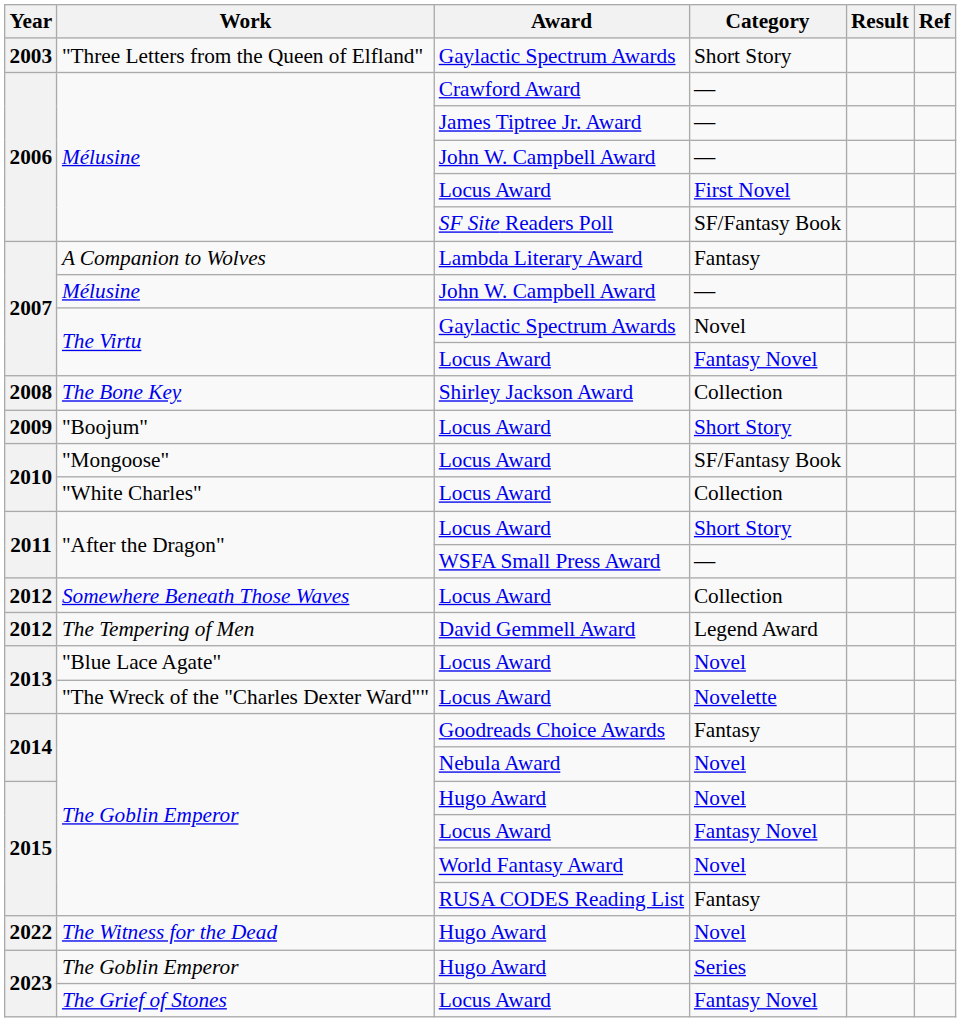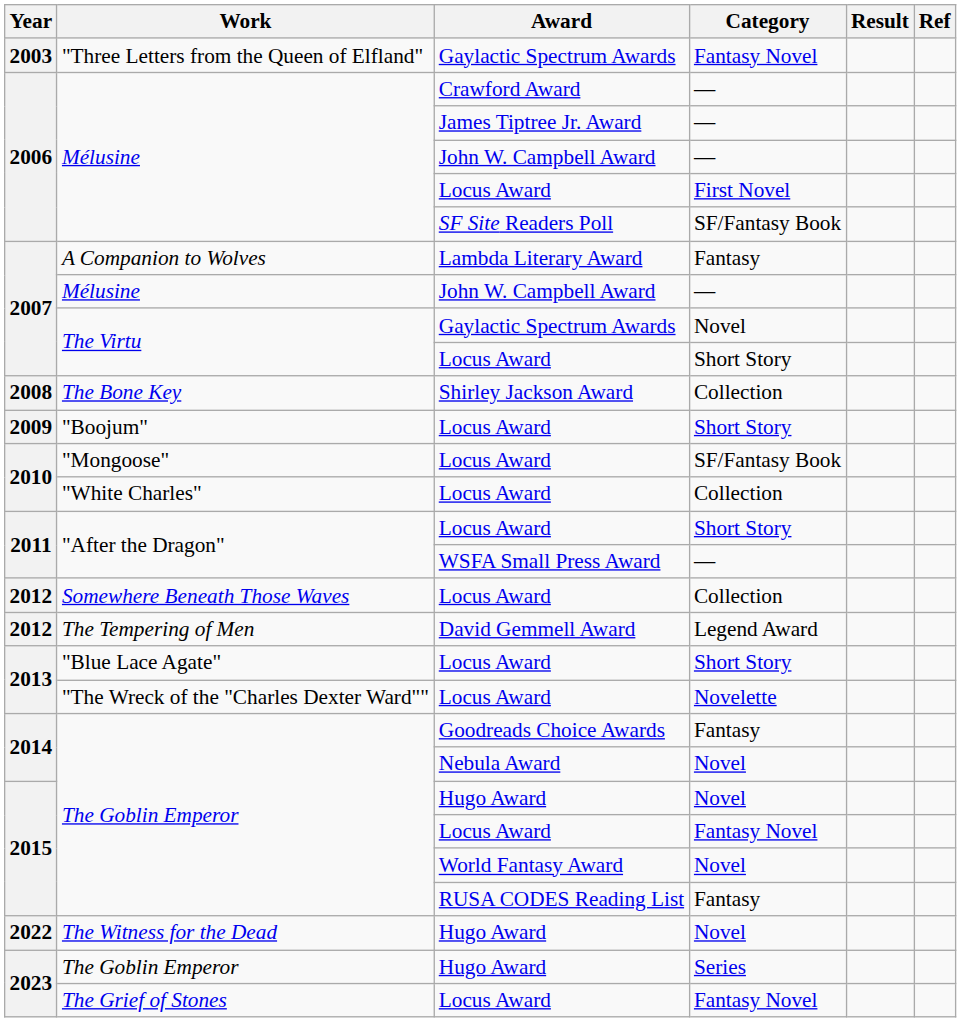(743, 55) Short Story -> (756, 55) Fantasy Novel
(756, 358) Fantasy Novel -> (743, 358) Short Story
(720, 662) Novel -> (743, 662) Short Story
